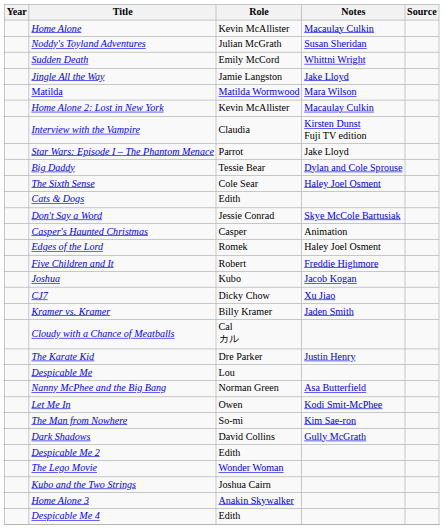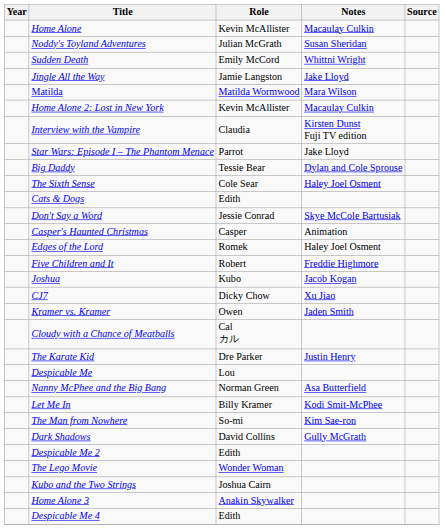(245, 311) Billy Kramer -> (231, 311) Owen
(231, 404) Owen -> (245, 404) Billy Kramer
